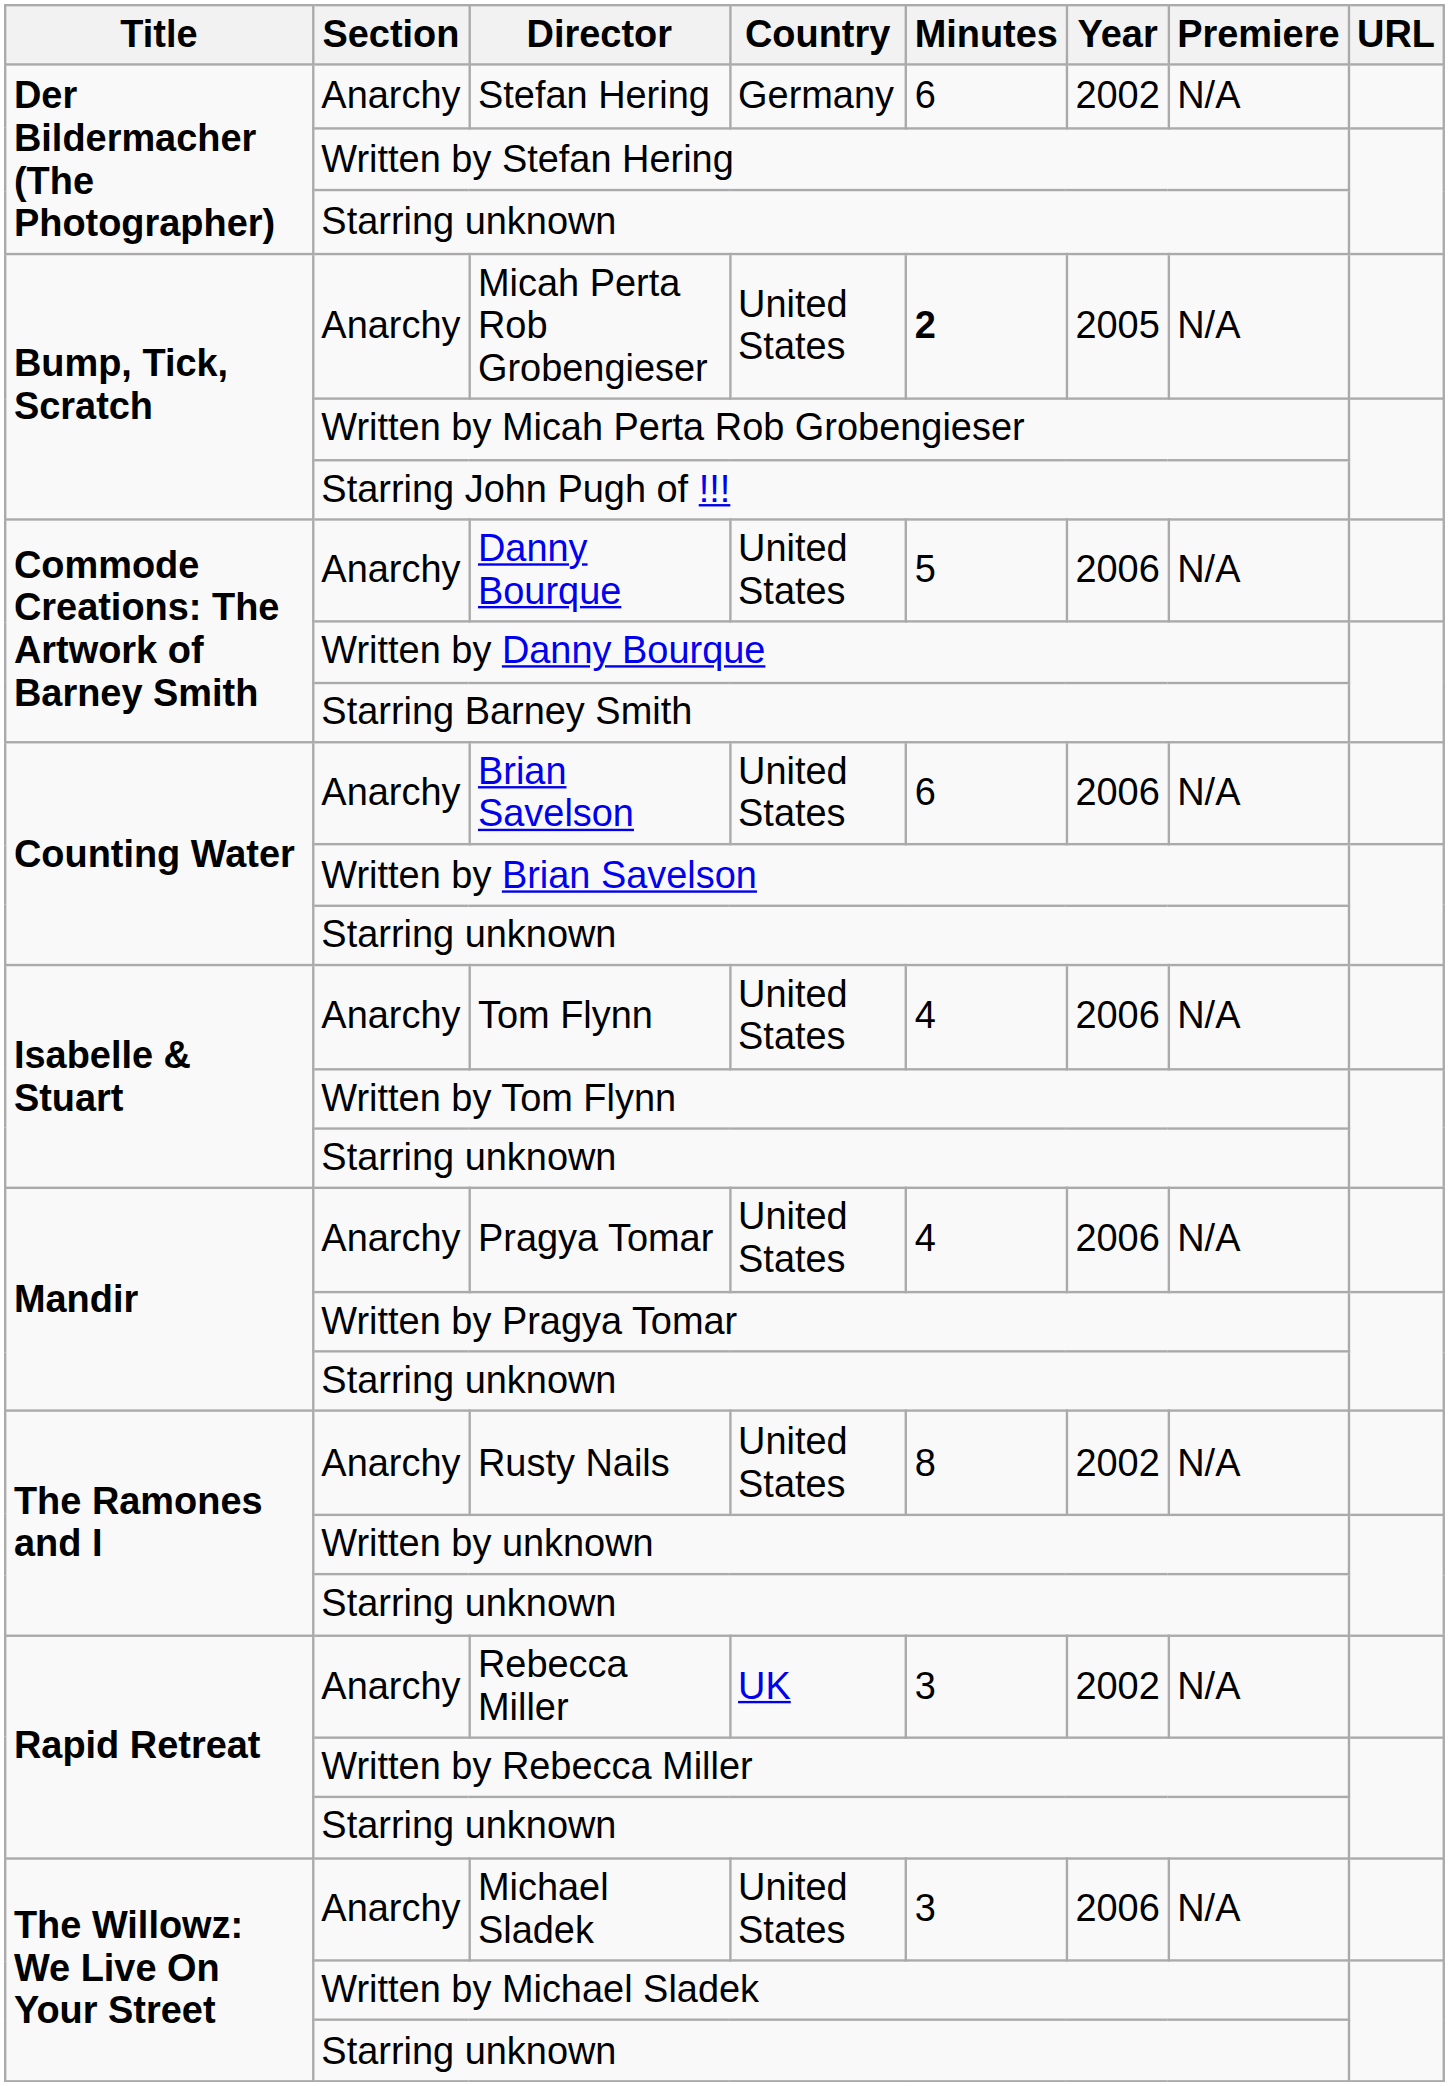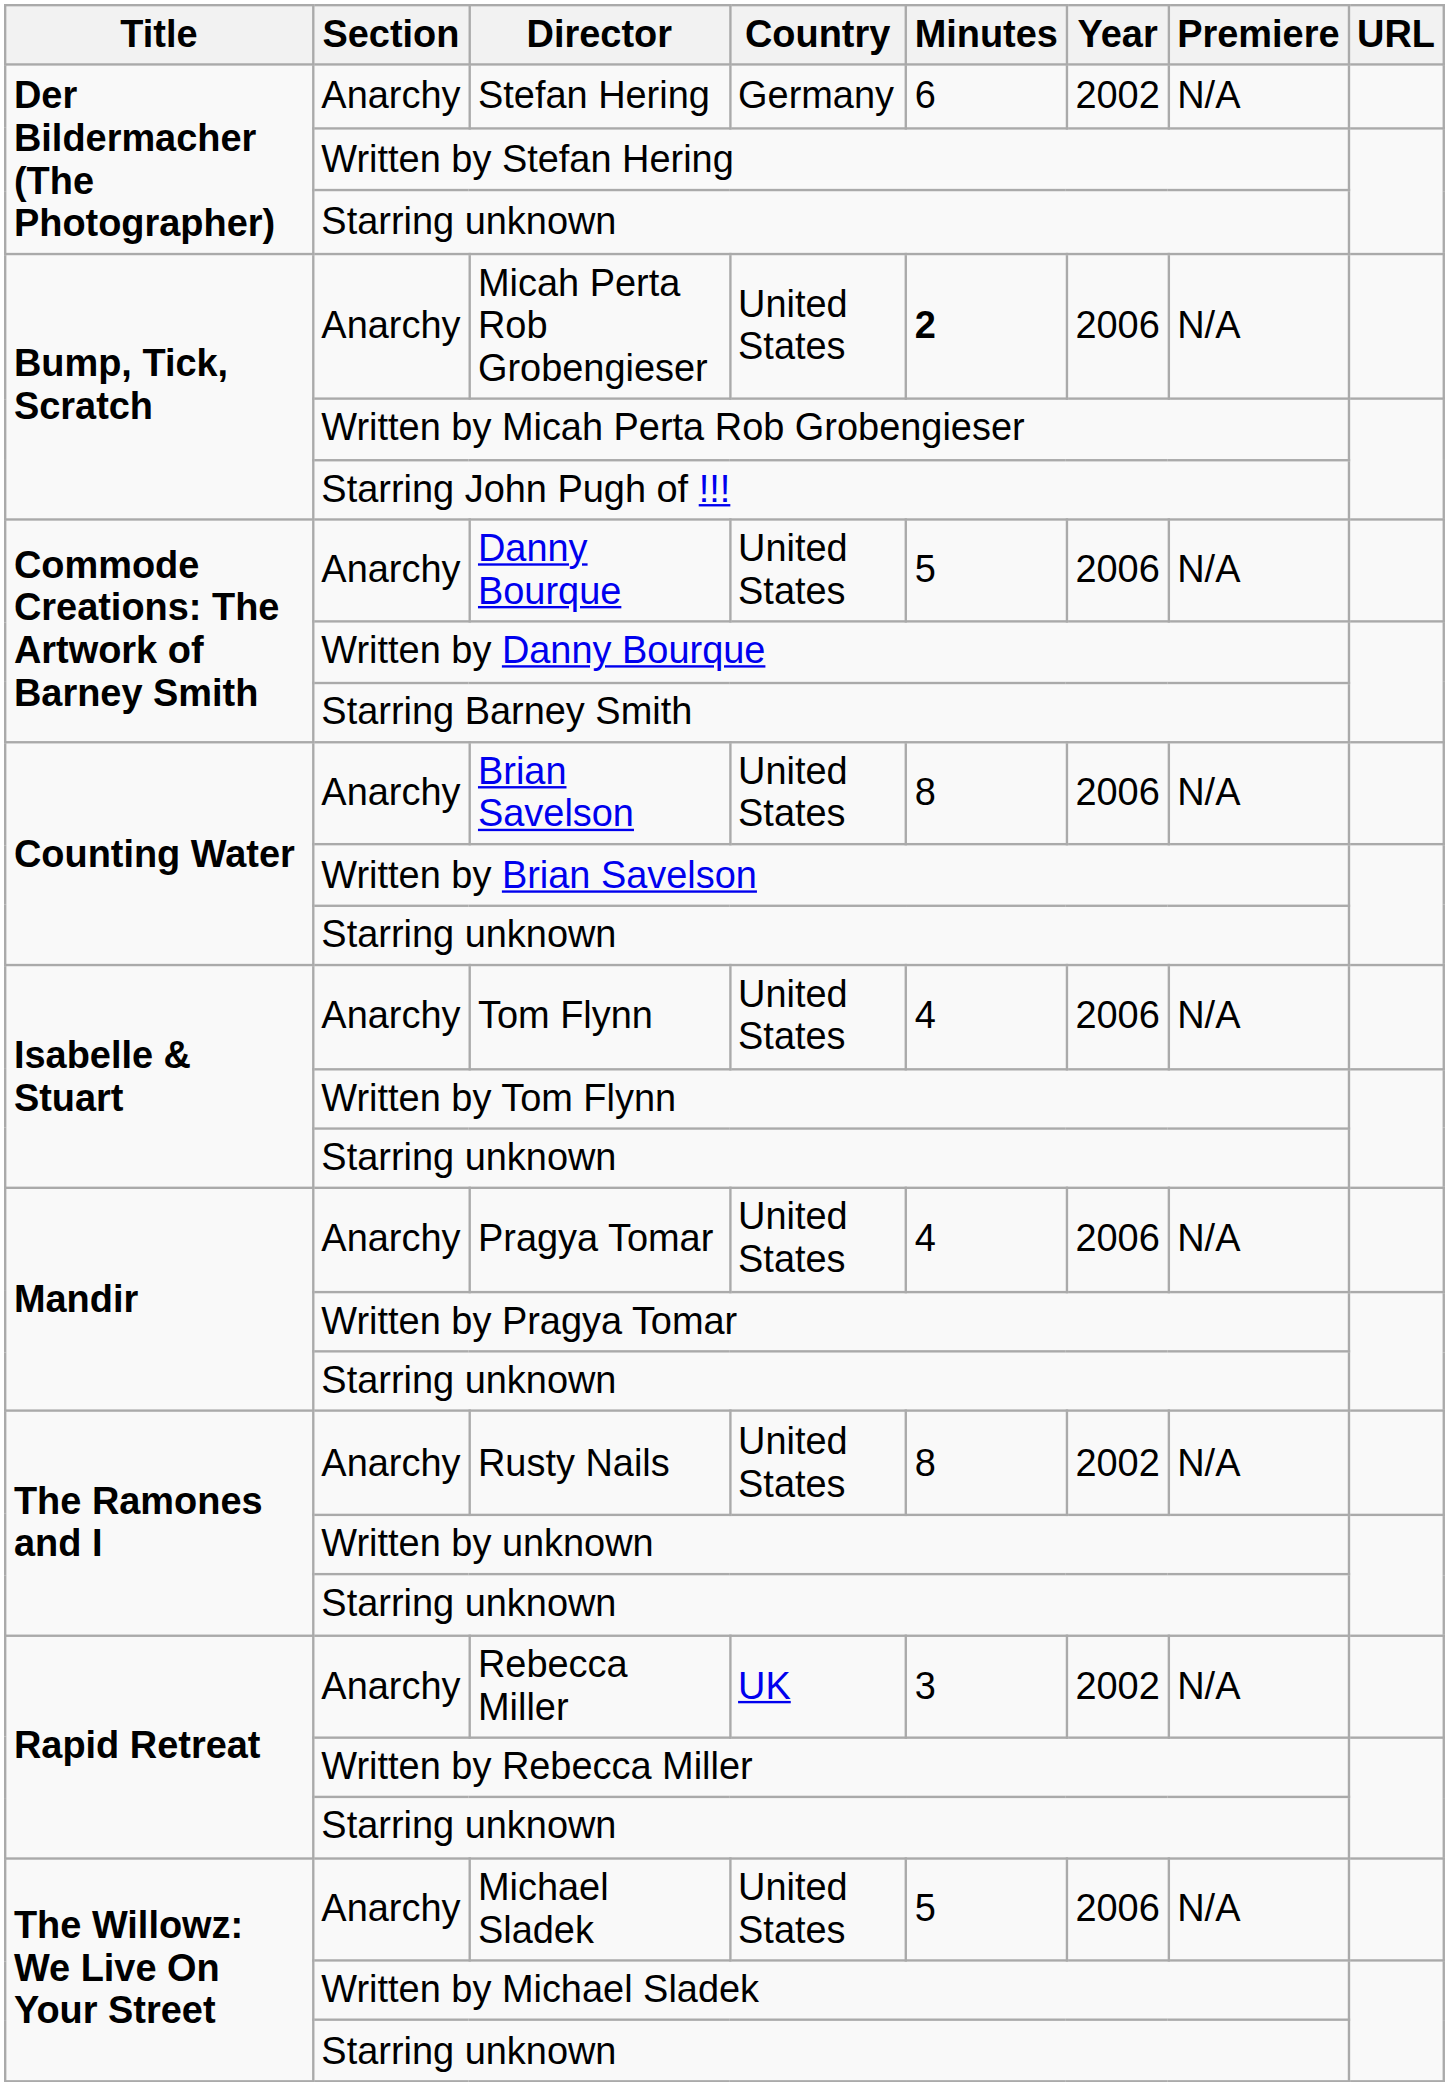(1118, 325) 2005 -> (1118, 325) 2006
(925, 792) 6 -> (925, 792) 8
(925, 1908) 3 -> (925, 1908) 5
